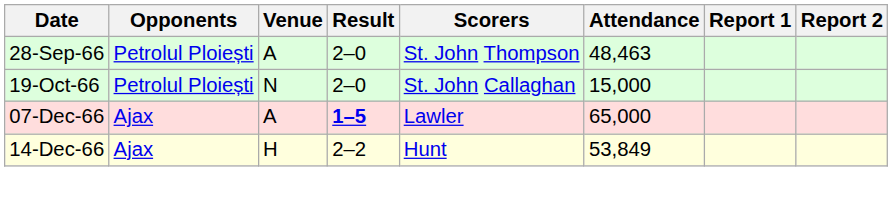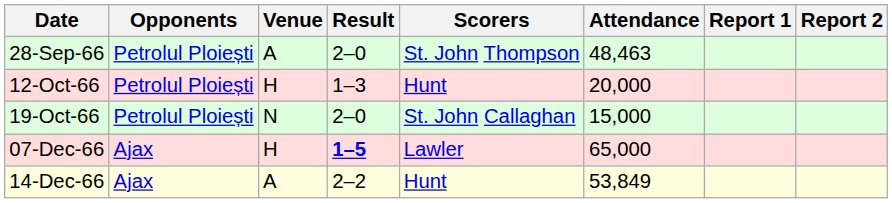+ row: (54, 85)
(270, 117) A -> (270, 149) H
(270, 149) H -> (270, 181) A
